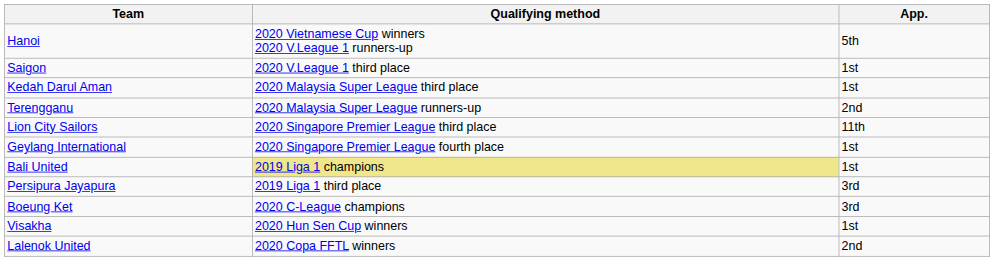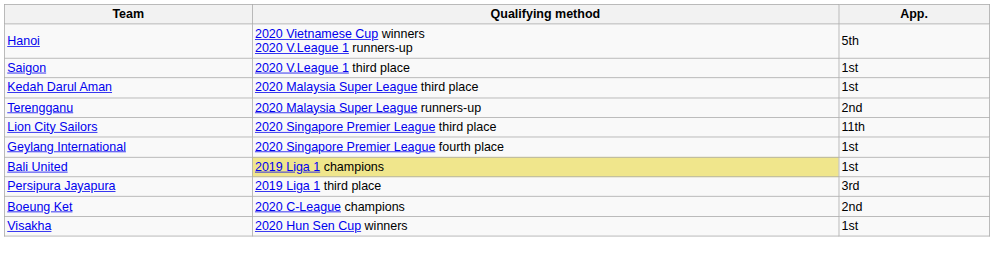(851, 206) 3rd -> (852, 206) 2nd
- row: (49, 246)
